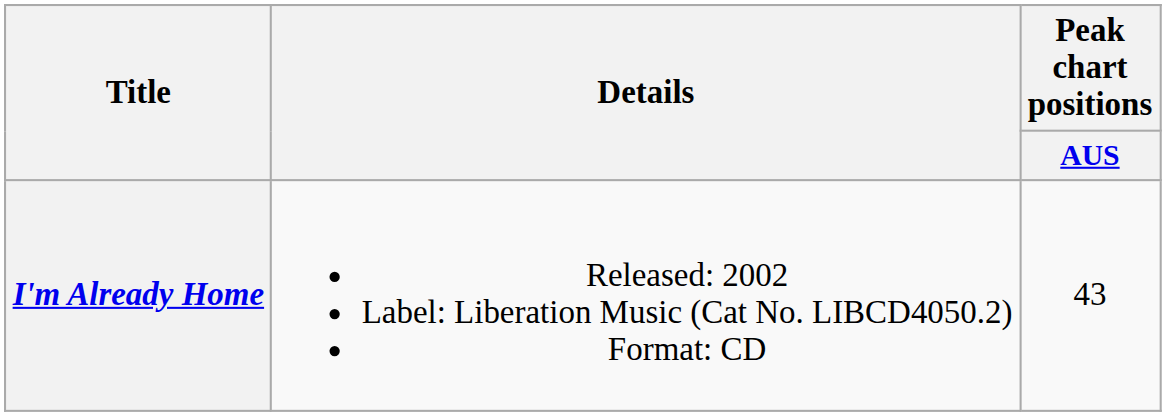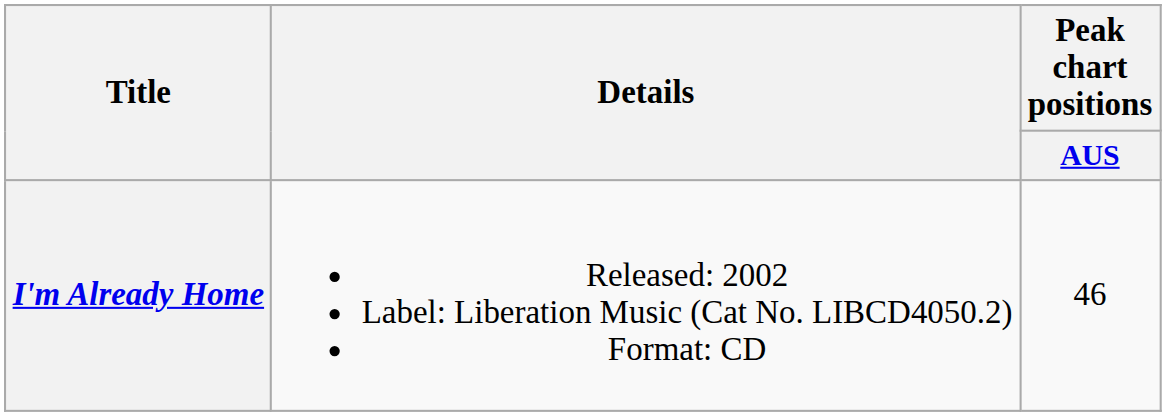(1090, 294) 43 -> (1090, 294) 46
